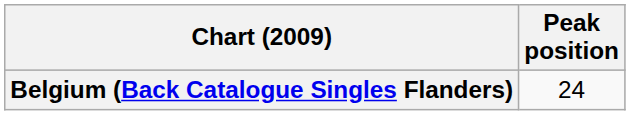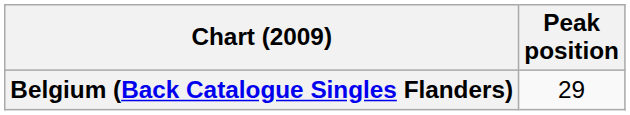(572, 89) 24 -> (572, 89) 29
